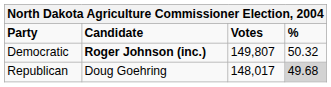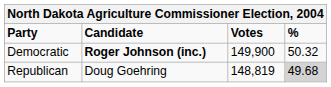(253, 52) 149,807 -> (253, 52) 149,900
(253, 71) 148,017 -> (253, 71) 148,819
